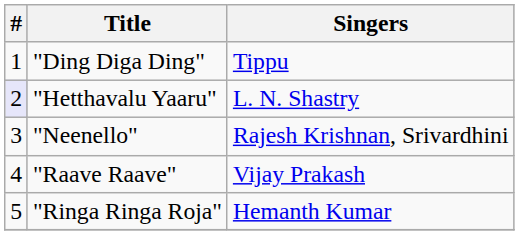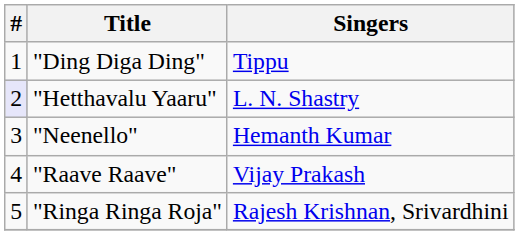(371, 135) Rajesh Krishnan, Srivardhini -> (312, 135) Hemanth Kumar
(312, 211) Hemanth Kumar -> (371, 211) Rajesh Krishnan, Srivardhini
